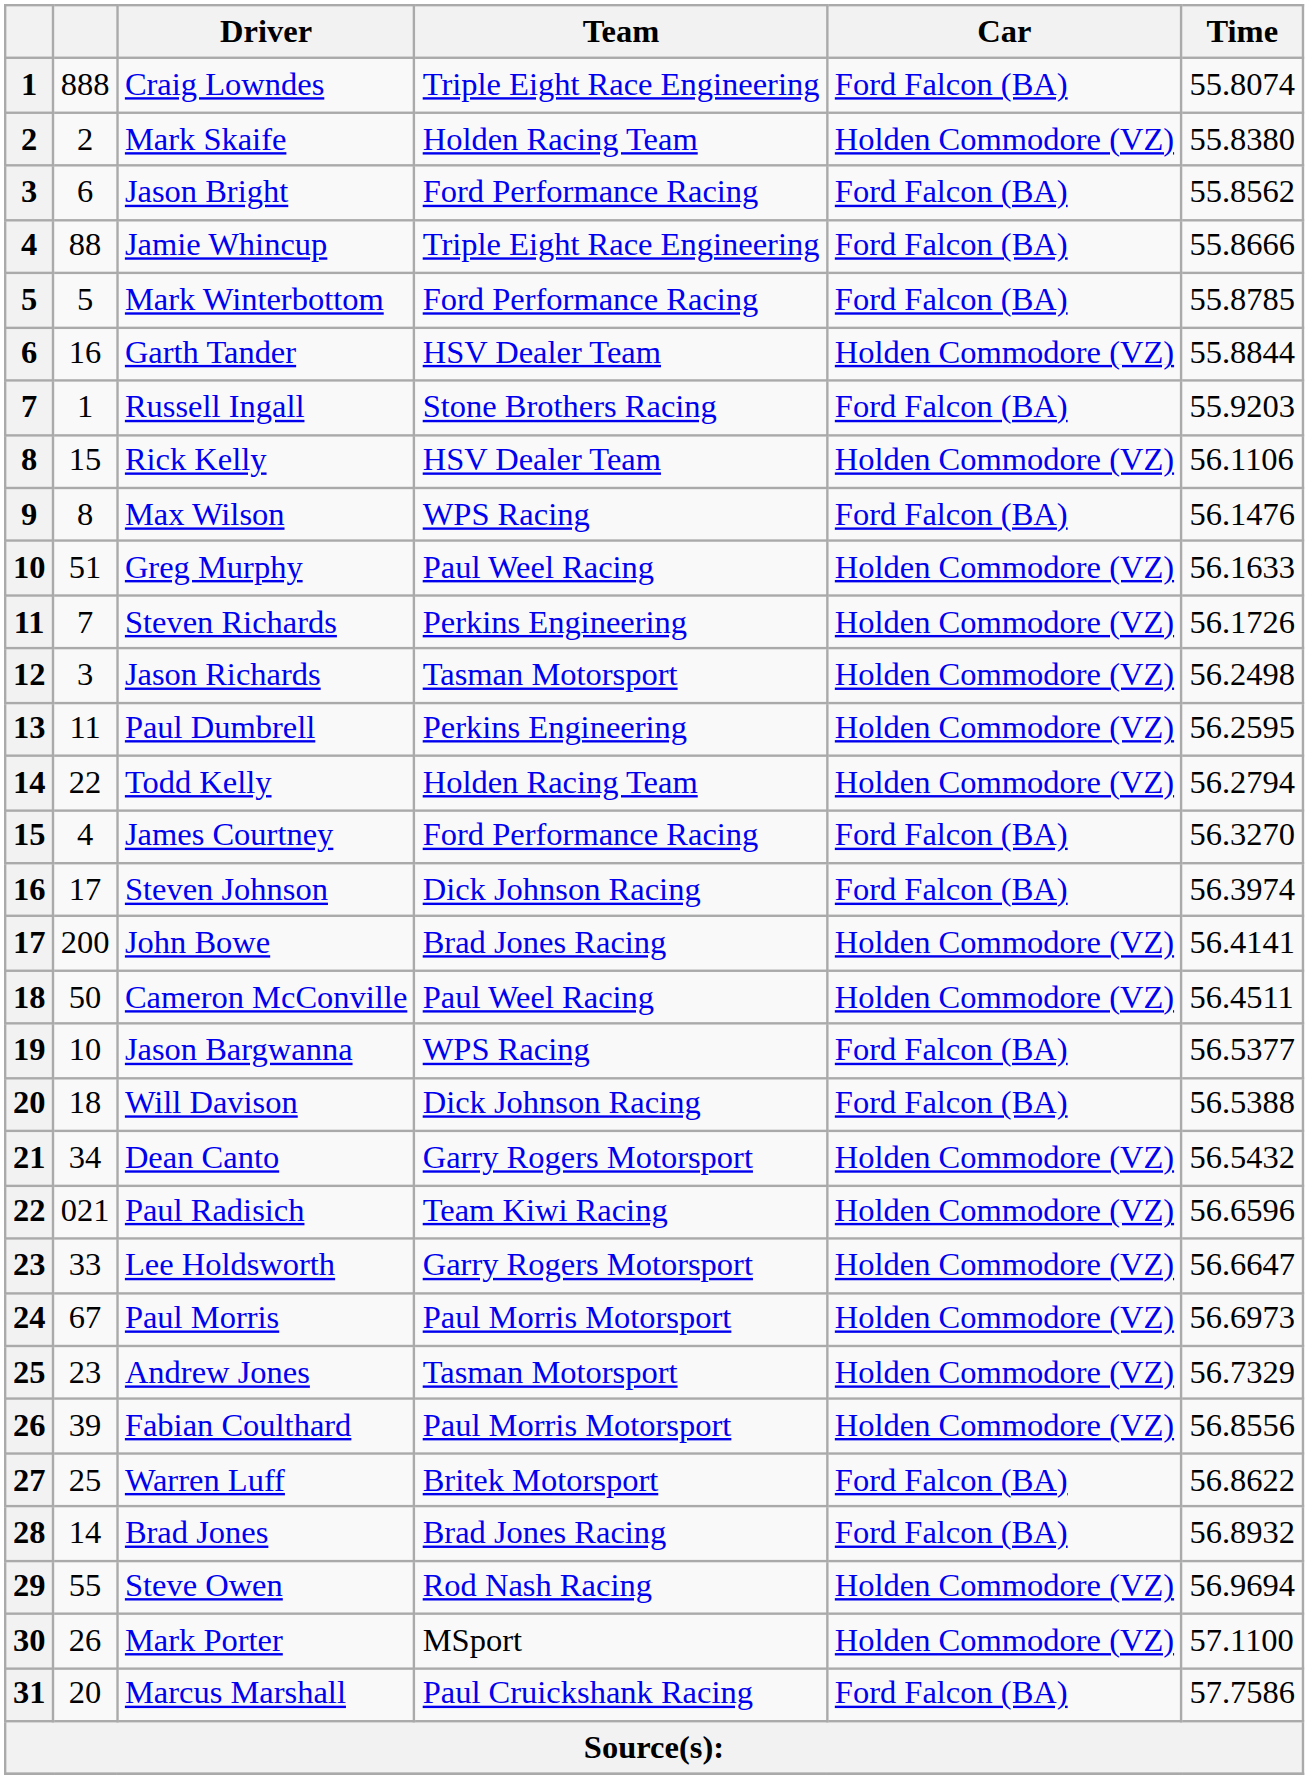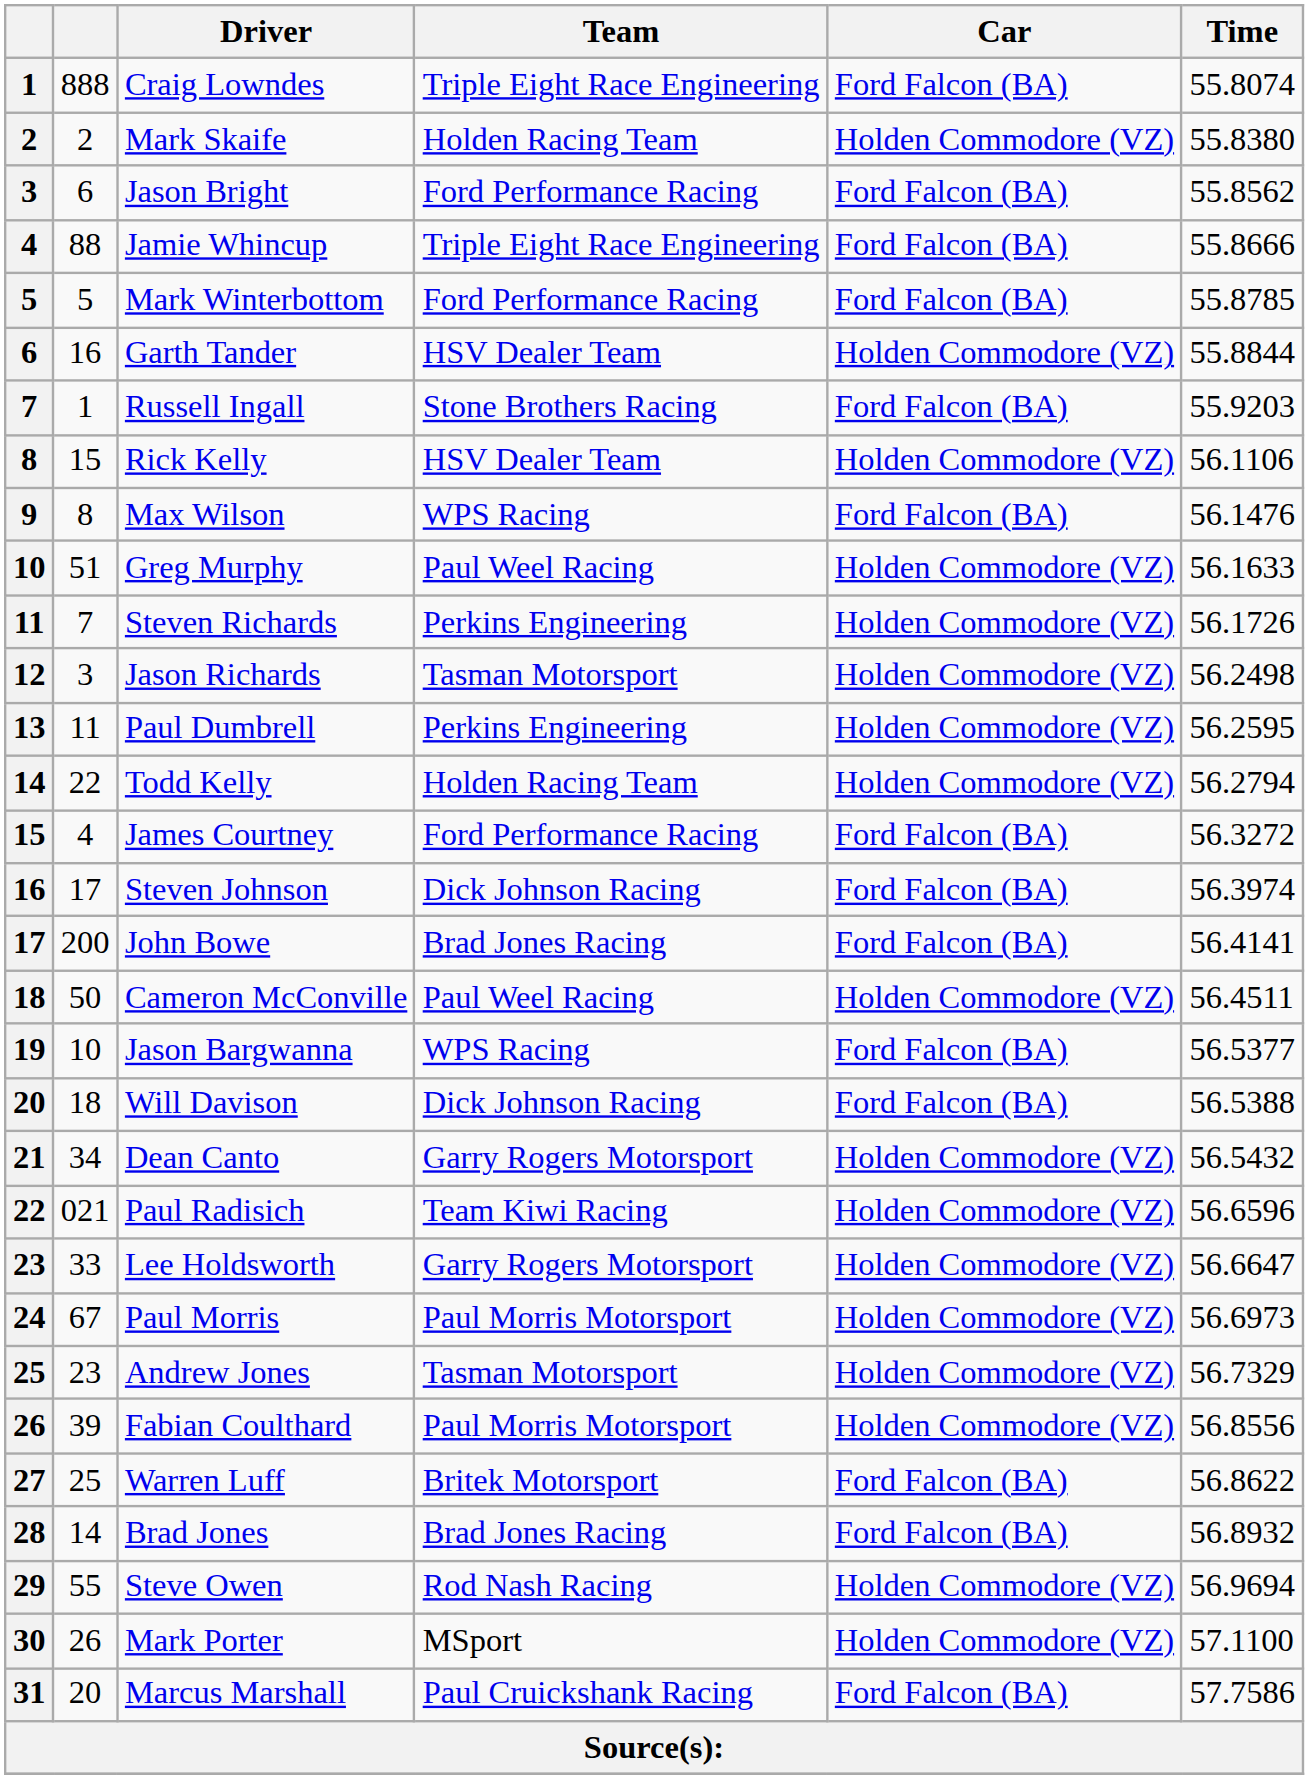(1242, 835) 56.3270 -> (1242, 835) 56.3272
(1004, 942) Holden Commodore (VZ) -> (951, 942) Ford Falcon (BA)
